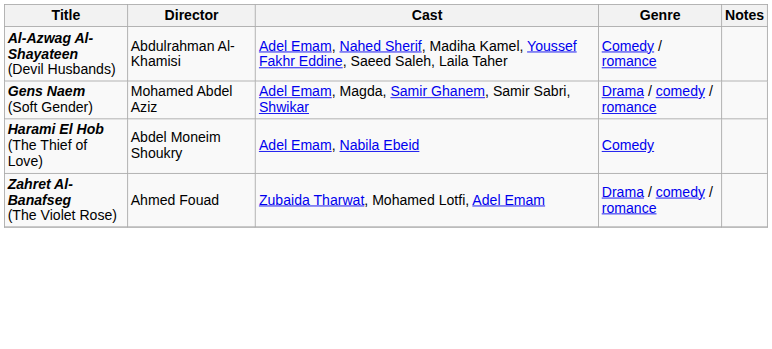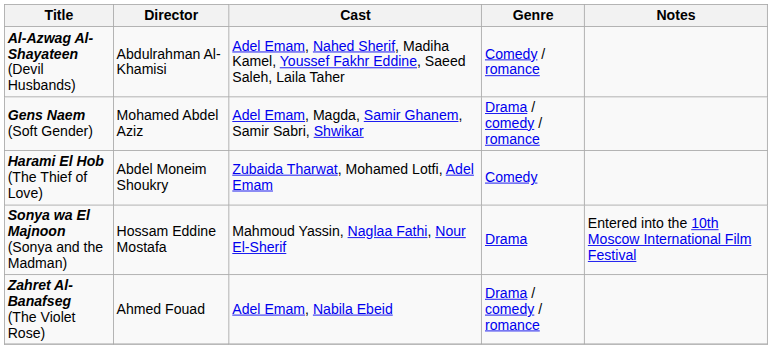(339, 146) Adel Emam, Nabila Ebeid -> (353, 177) Zubaida Tharwat, Mohamed Lotfi, Adel Emam
+ row: (55, 239)
(402, 200) Zubaida Tharwat, Mohamed Lotfi, Adel Emam -> (313, 309) Adel Emam, Nabila Ebeid
